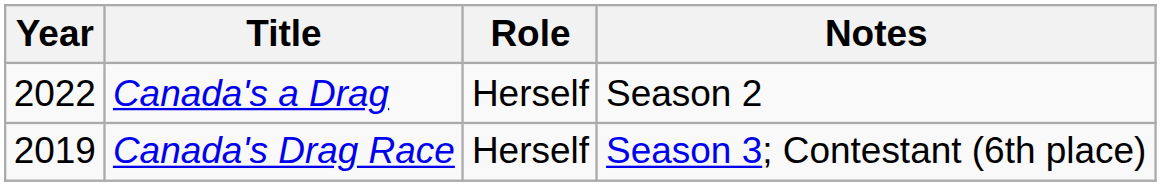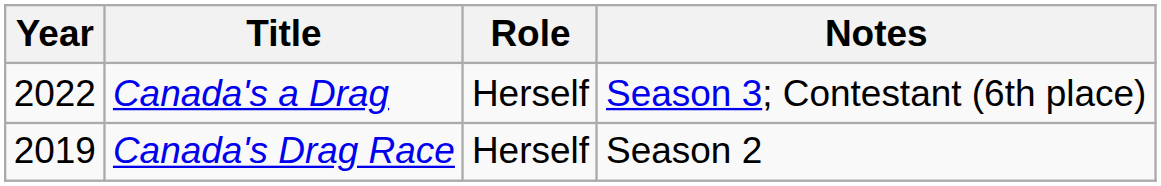(684, 92) Season 2 -> (876, 92) Season 3; Contestant (6th place)
(876, 151) Season 3; Contestant (6th place) -> (684, 151) Season 2
